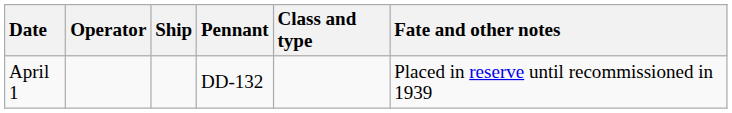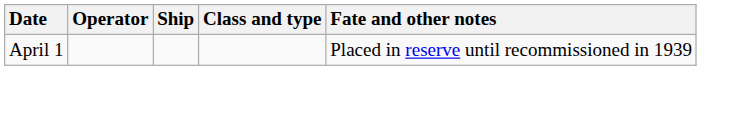- column: (235, 30)
